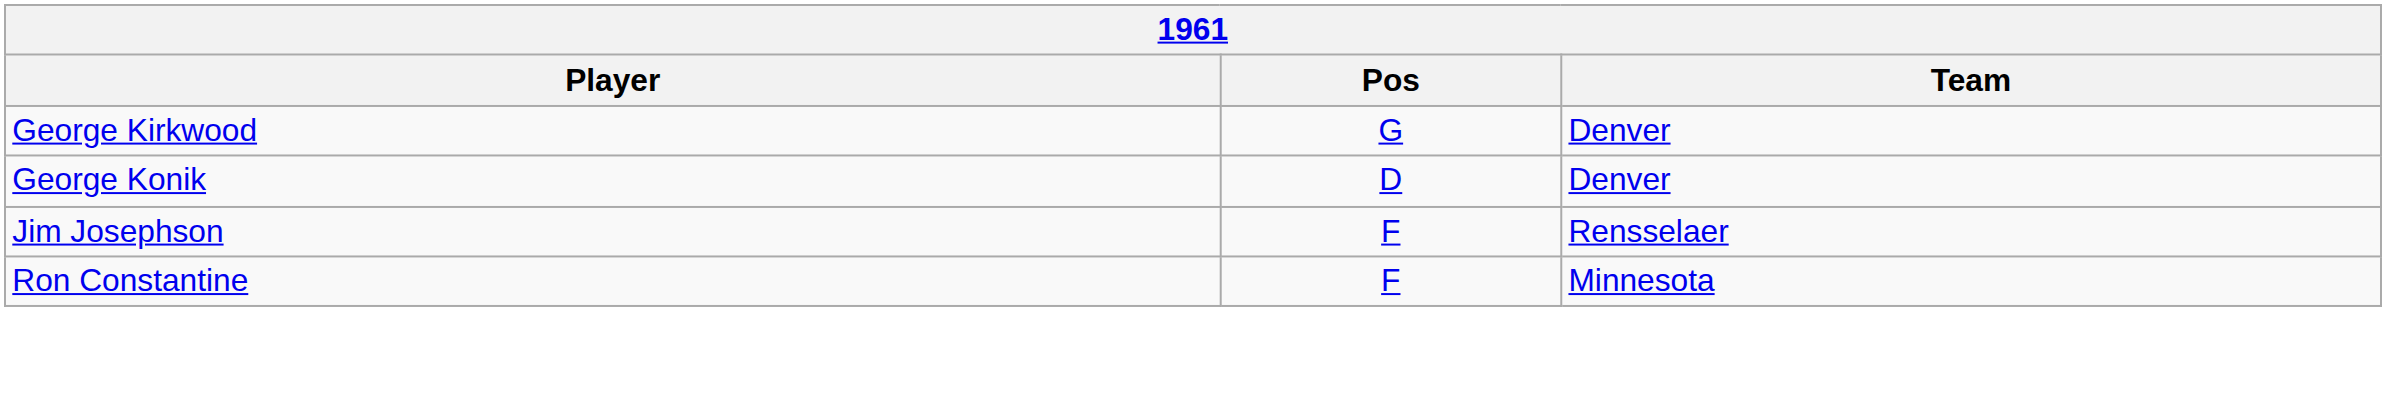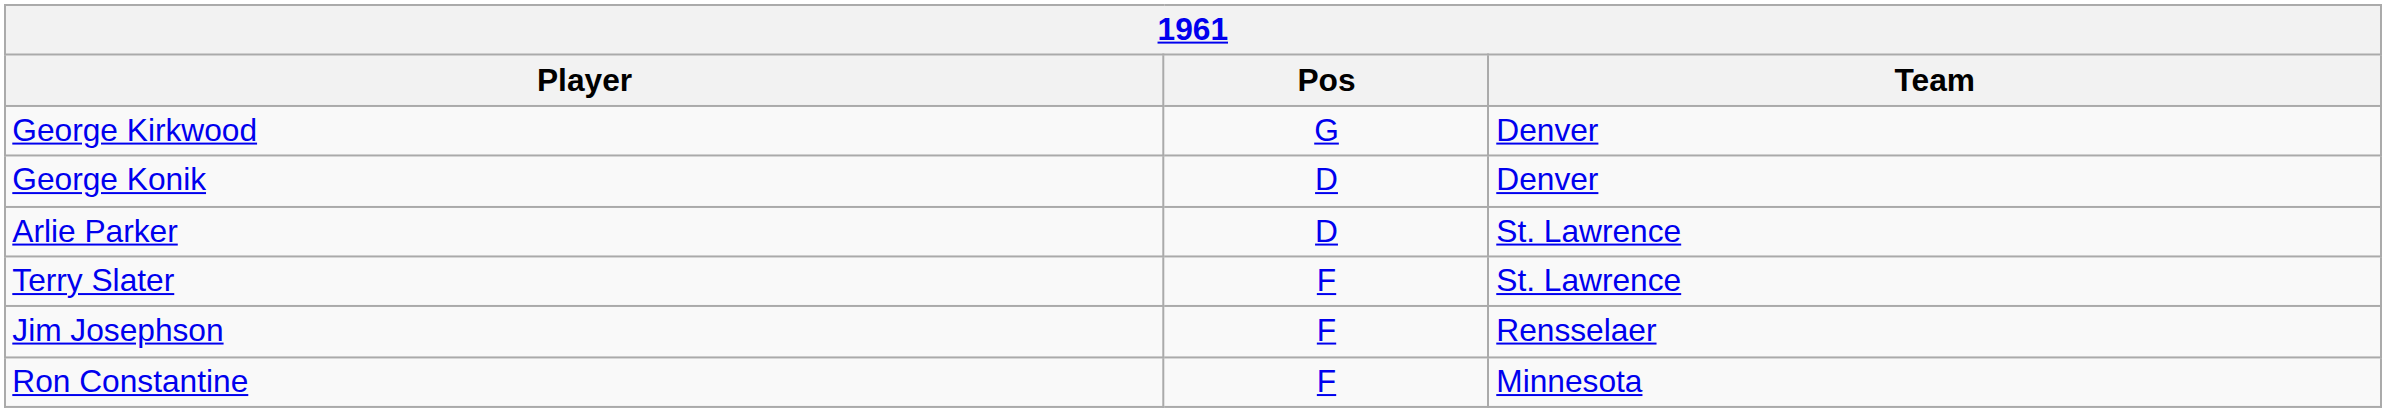+ row: (95, 230)
+ row: (93, 280)
